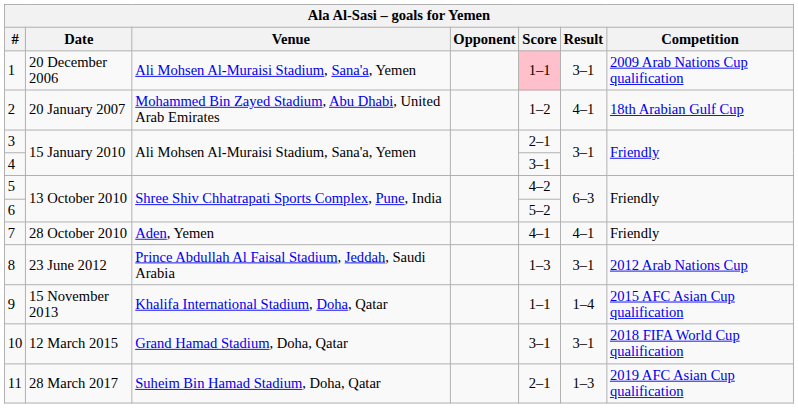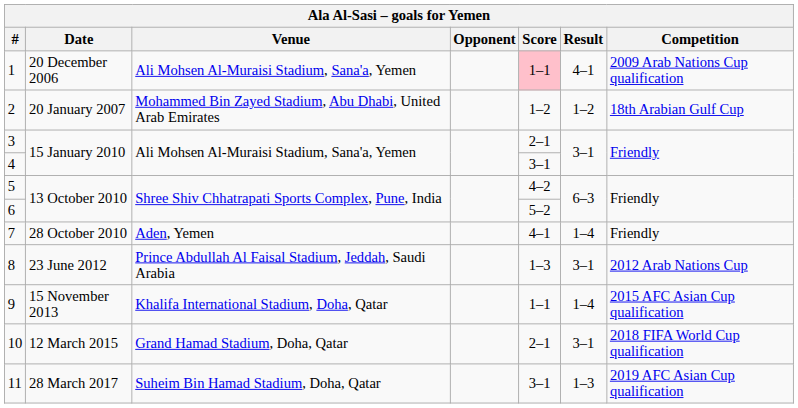(583, 70) 3–1 -> (583, 70) 4–1
(583, 109) 4–1 -> (583, 109) 1–2
(583, 233) 4–1 -> (583, 233) 1–4
(540, 343) 3–1 -> (540, 343) 2–1
(540, 383) 2–1 -> (540, 383) 3–1
